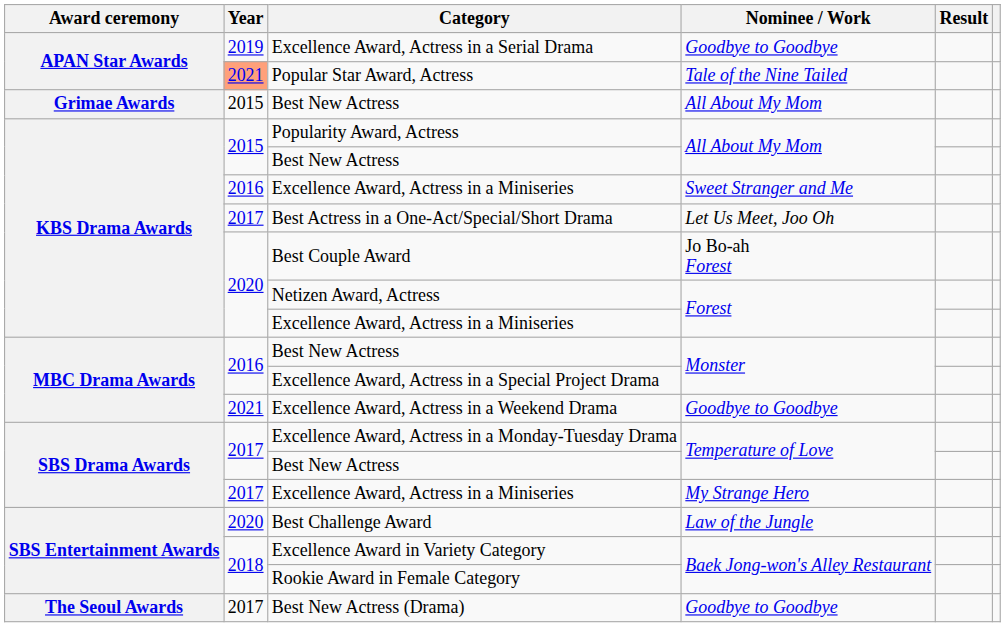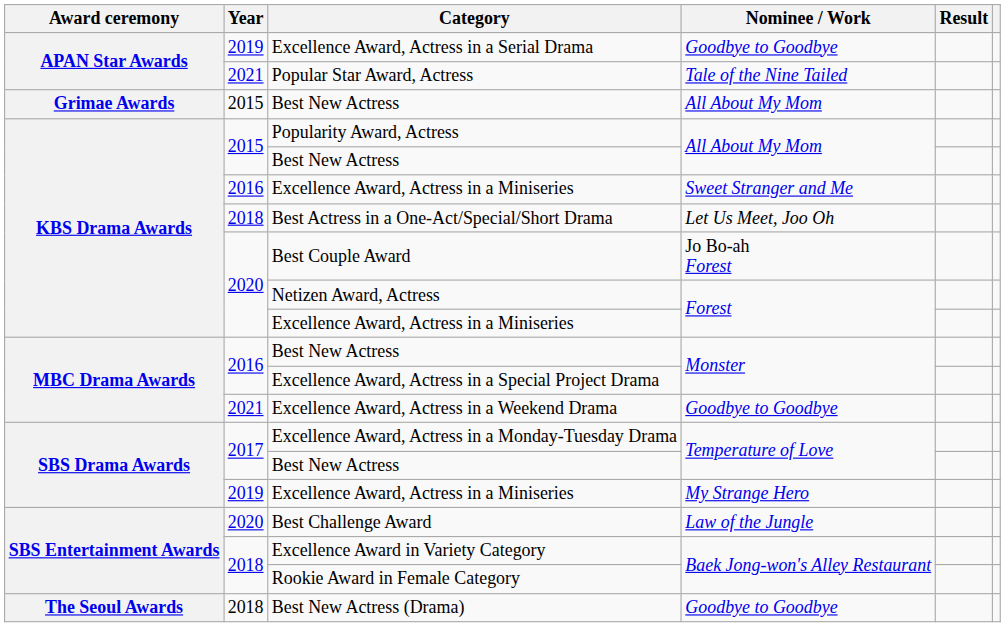(246, 75) lightsalmon background -> (246, 75) no background
(246, 217) 2017 -> (246, 217) 2018
(246, 493) 2017 -> (246, 493) 2019
(246, 607) 2017 -> (246, 607) 2018
